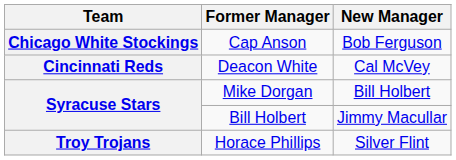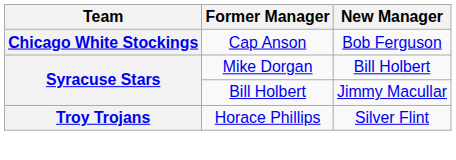- row: (268, 67)
